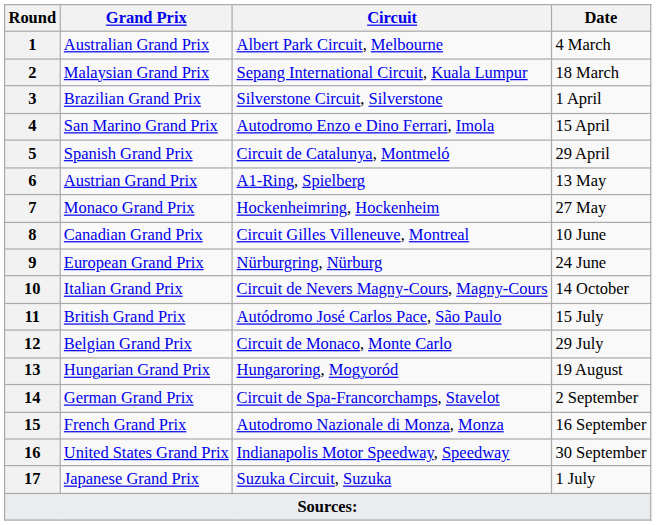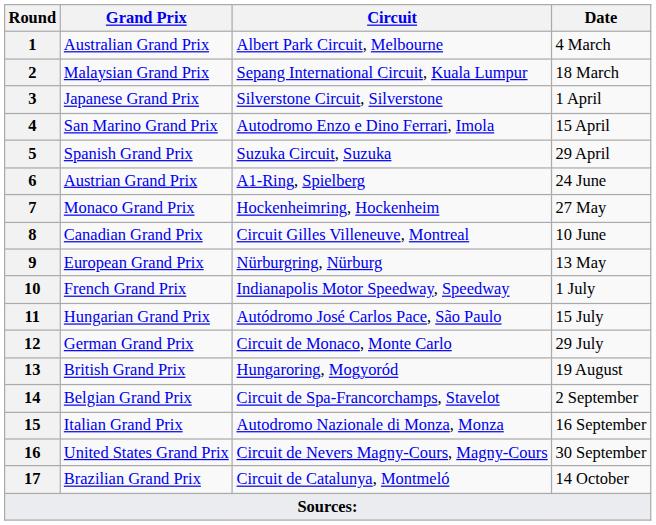(132, 99) Brazilian Grand Prix -> (131, 99) Japanese Grand Prix
(343, 153) Circuit de Catalunya, Montmeló -> (314, 153) Suzuka Circuit, Suzuka
(581, 180) 13 May -> (581, 180) 24 June
(581, 262) 24 June -> (581, 262) 13 May
(123, 289) Italian Grand Prix -> (125, 289) French Grand Prix
(392, 289) Circuit de Nevers Magny-Cours, Magny-Cours -> (373, 289) Indianapolis Motor Speedway, Speedway
(592, 289) 14 October -> (575, 289) 1 July
(125, 316) British Grand Prix -> (137, 316) Hungarian Grand Prix
(128, 343) Belgian Grand Prix -> (129, 343) German Grand Prix
(137, 370) Hungarian Grand Prix -> (125, 370) British Grand Prix
(129, 397) German Grand Prix -> (128, 397) Belgian Grand Prix
(125, 424) French Grand Prix -> (123, 424) Italian Grand Prix
(373, 452) Indianapolis Motor Speedway, Speedway -> (392, 452) Circuit de Nevers Magny-Cours, Magny-Cours
(131, 479) Japanese Grand Prix -> (132, 479) Brazilian Grand Prix
(314, 479) Suzuka Circuit, Suzuka -> (343, 479) Circuit de Catalunya, Montmeló
(575, 479) 1 July -> (592, 479) 14 October
